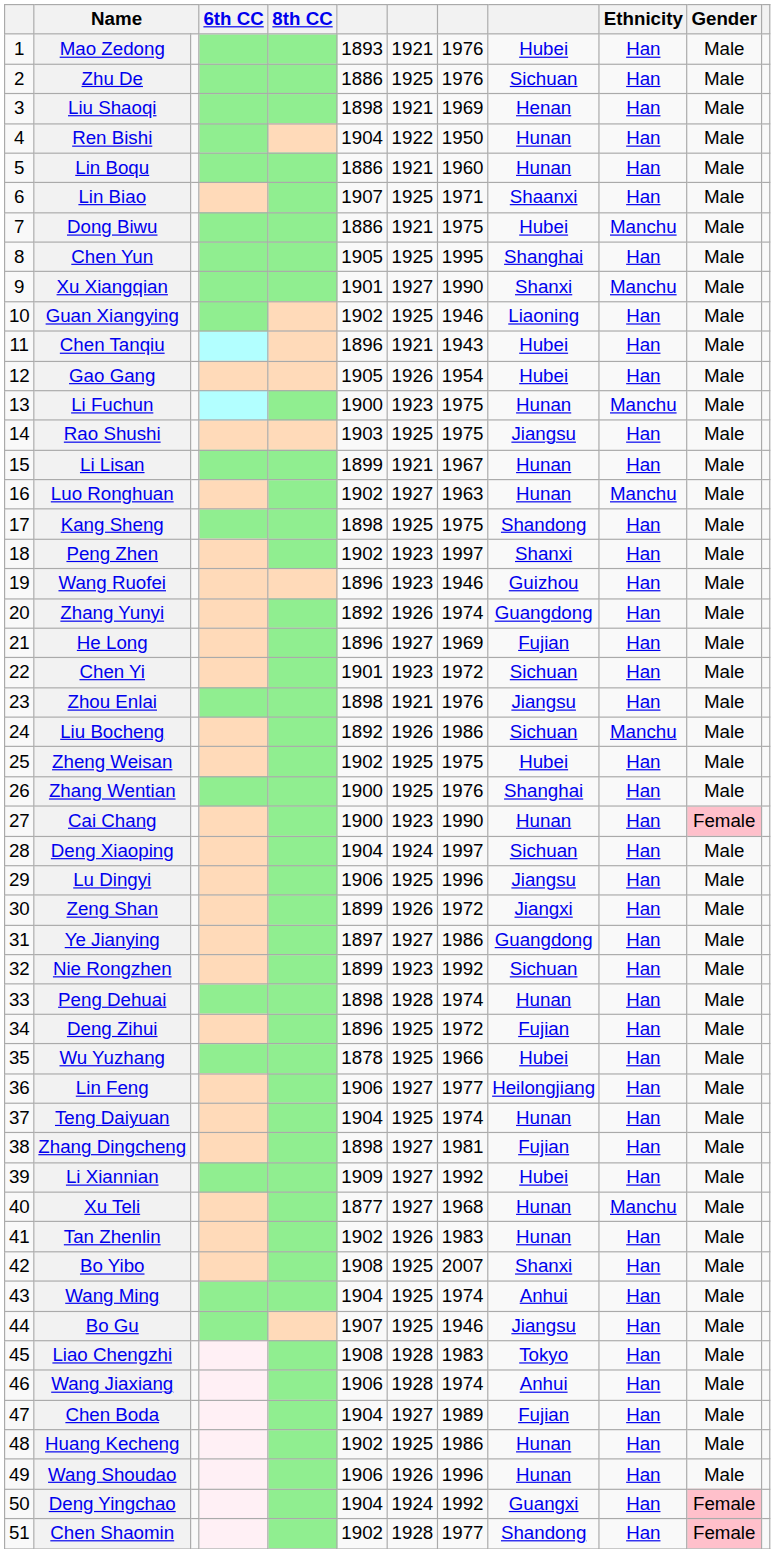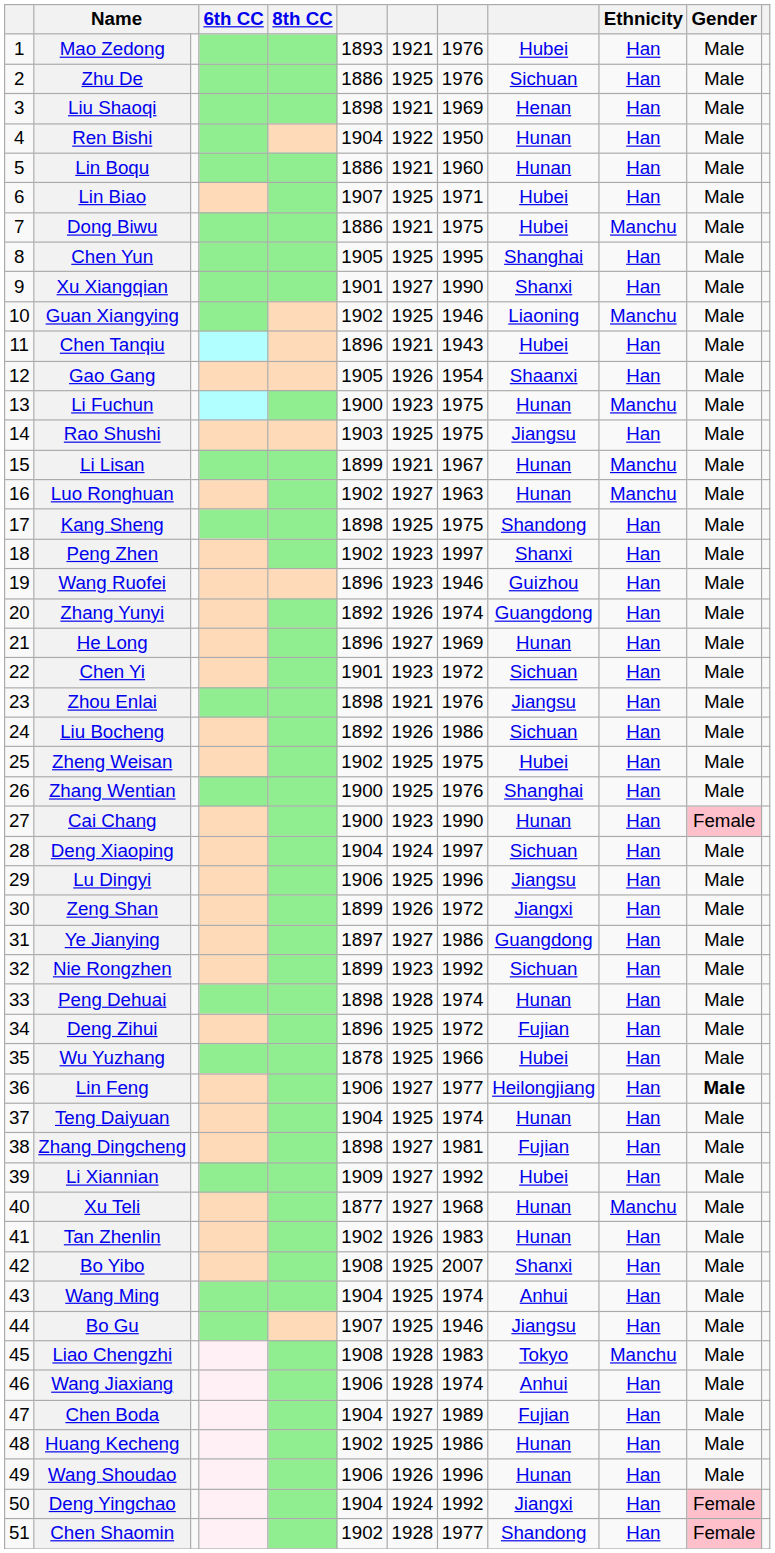(544, 197) Shaanxi -> (544, 197) Hubei
(643, 286) Manchu -> (643, 286) Han
(643, 316) Han -> (643, 316) Manchu
(544, 375) Hubei -> (544, 375) Shaanxi
(643, 464) Han -> (643, 464) Manchu
(544, 642) Fujian -> (544, 642) Hunan
(643, 731) Manchu -> (643, 731) Han
(724, 1088) normal -> (724, 1088) bold
(643, 1355) Han -> (643, 1355) Manchu
(544, 1503) Guangxi -> (544, 1503) Jiangxi
